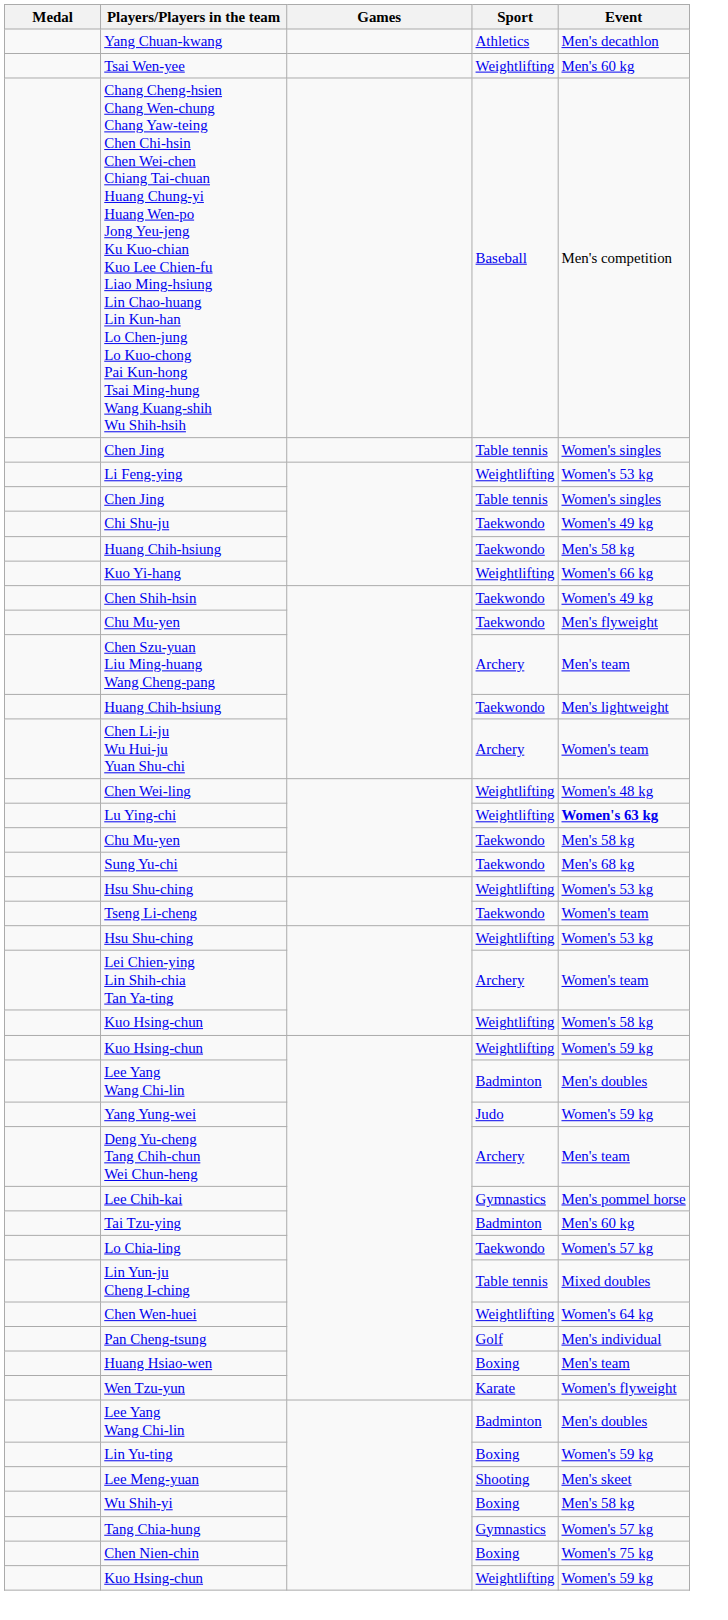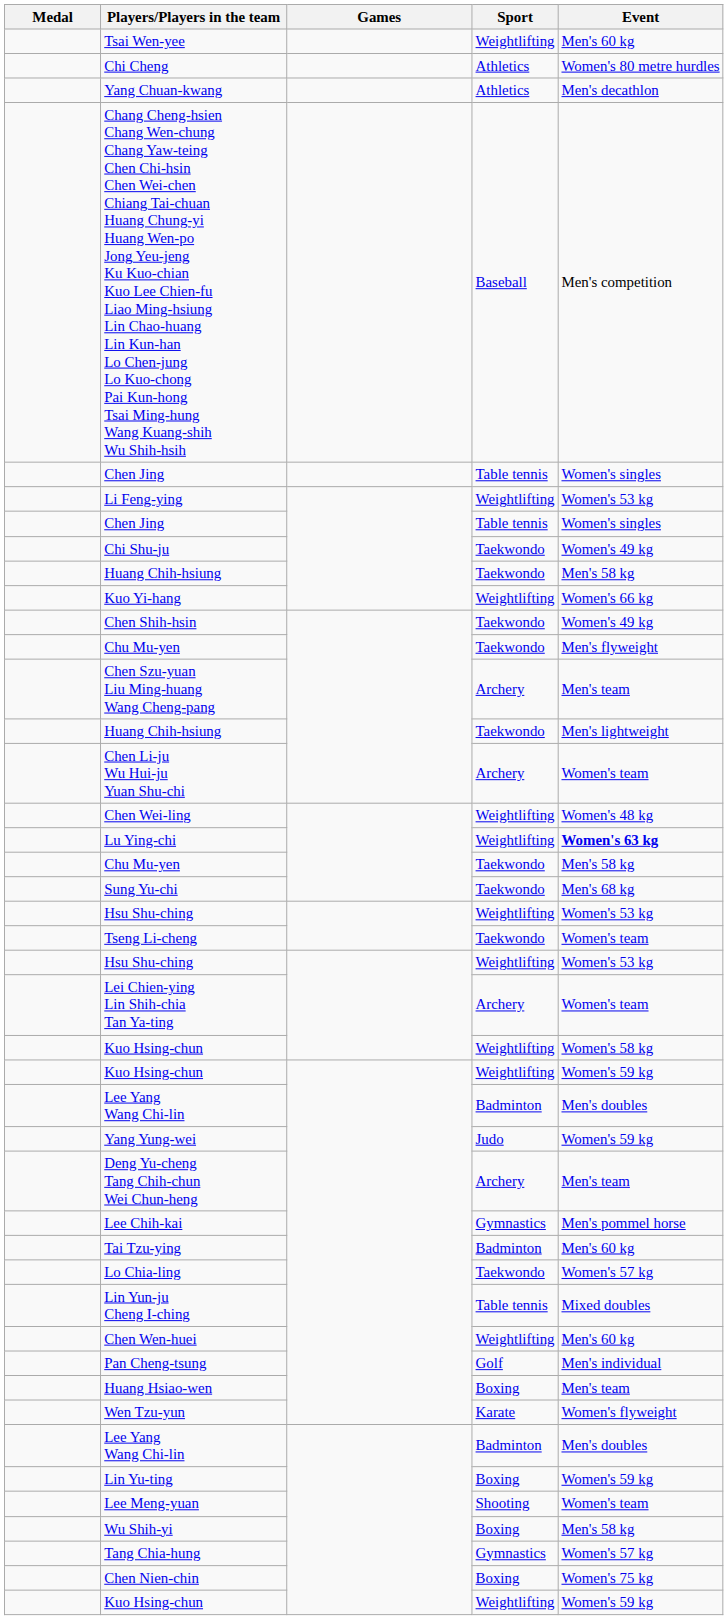rows swapped: (163, 41) <-> (145, 66)
+ row: (136, 66)
(607, 1314) Women's 64 kg -> (598, 1339) Men's 60 kg
(597, 1479) Men's skeet -> (605, 1504) Women's team
